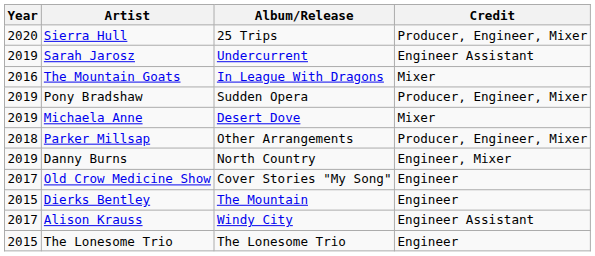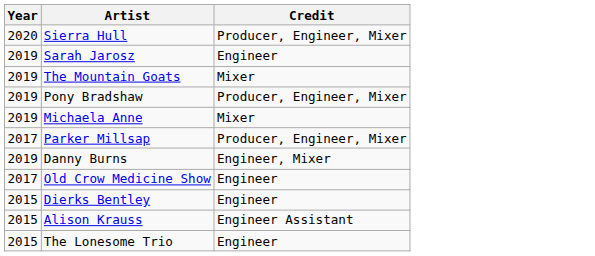- column: (304, 15)
(466, 56) Engineer Assistant -> (247, 56) Engineer
(23, 76) 2016 -> (23, 76) 2019
(23, 138) 2018 -> (23, 138) 2017
(23, 220) 2017 -> (23, 220) 2015
